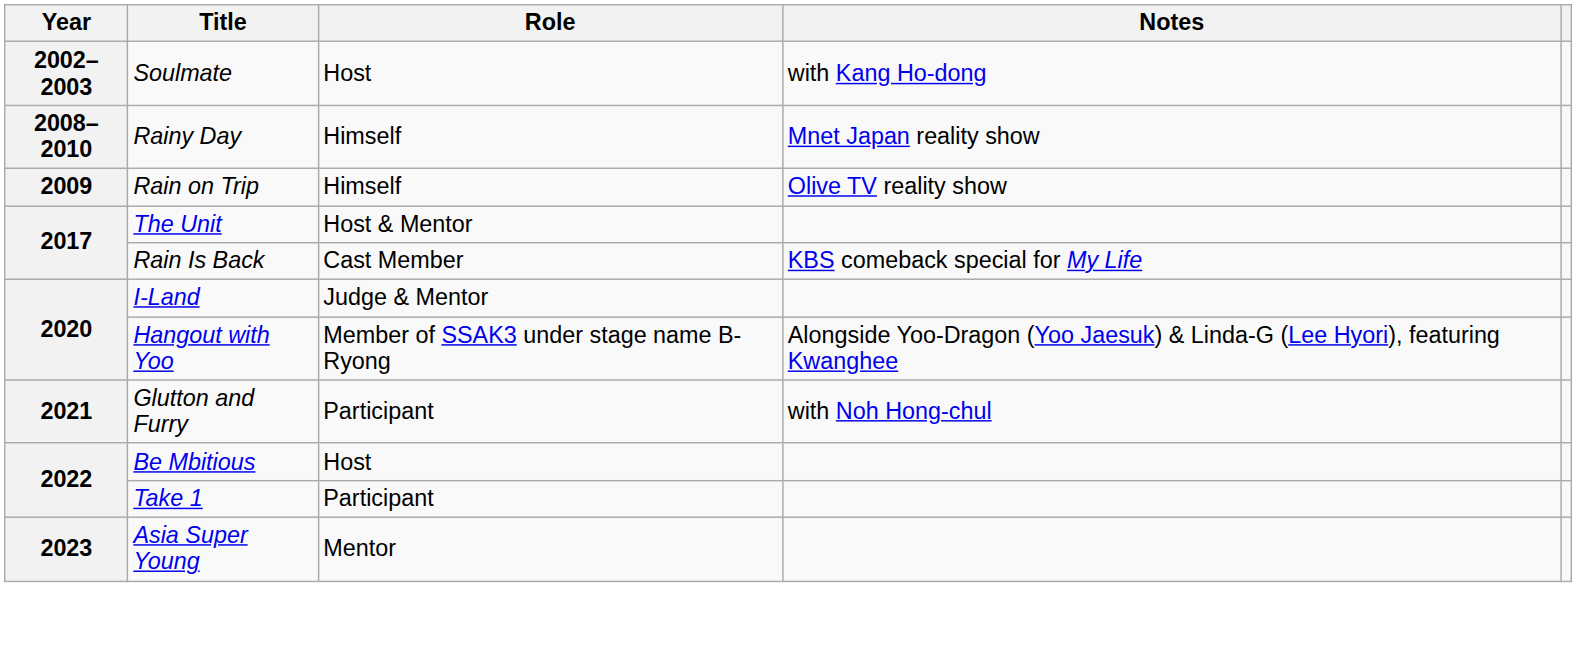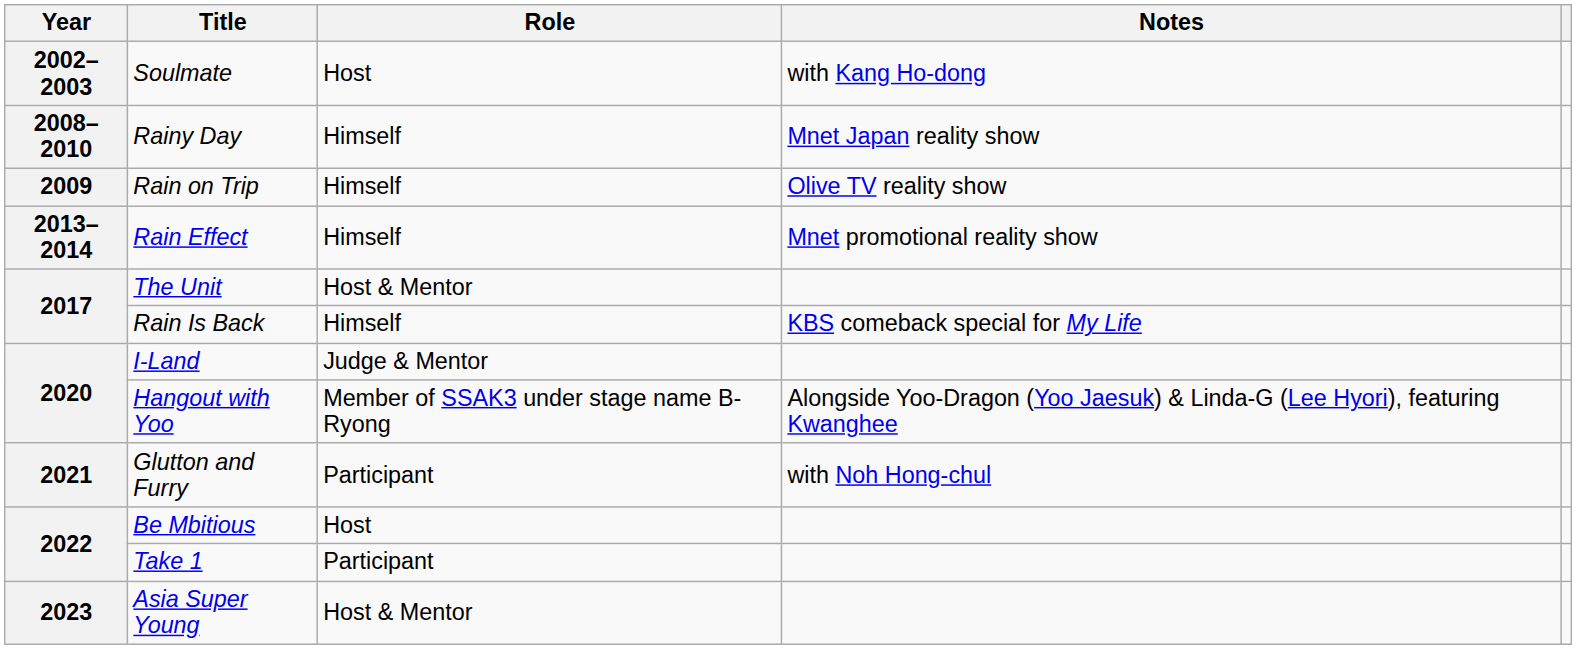+ row: (190, 236)
(393, 260) Cast Member -> (362, 324) Himself
(360, 548) Mentor -> (398, 612) Host & Mentor
